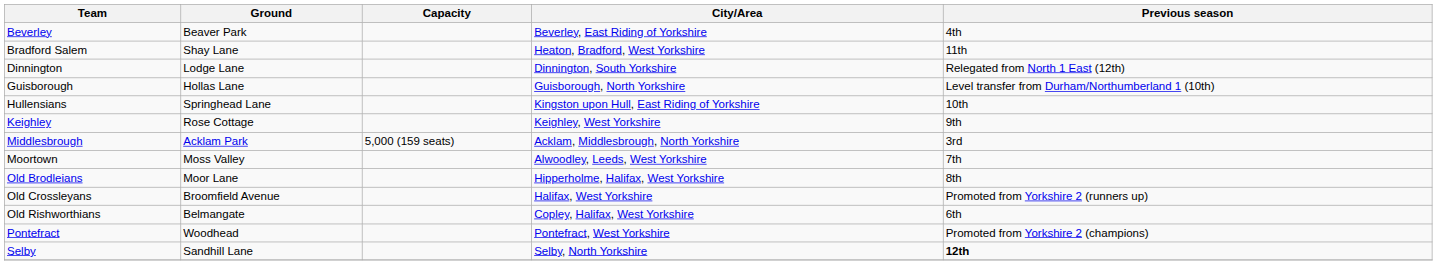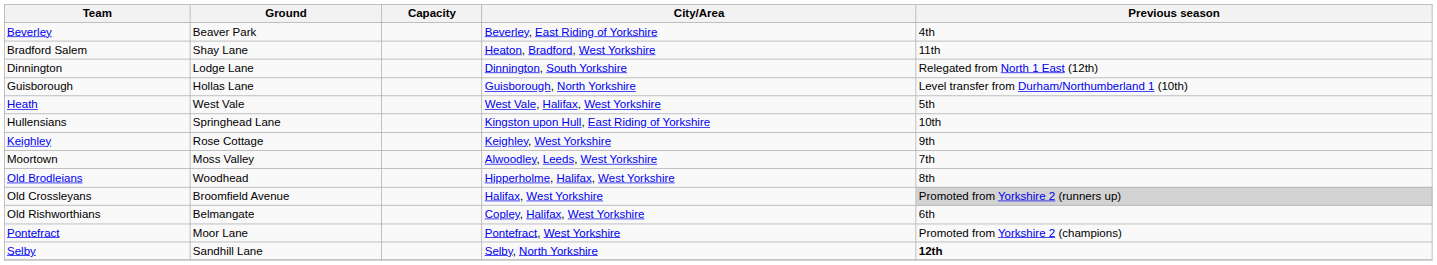+ row: (22, 104)
- row: (45, 141)
(211, 178) Moor Lane -> (221, 178) Woodhead
(1047, 196) no background -> (1020, 196) lightgrey background
(211, 232) Woodhead -> (220, 232) Moor Lane
